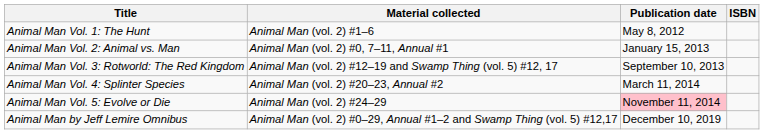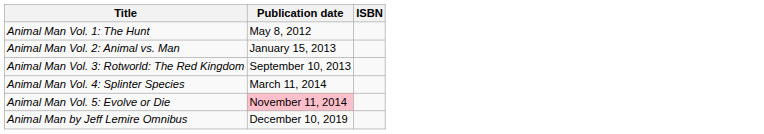- column: (433, 13)
